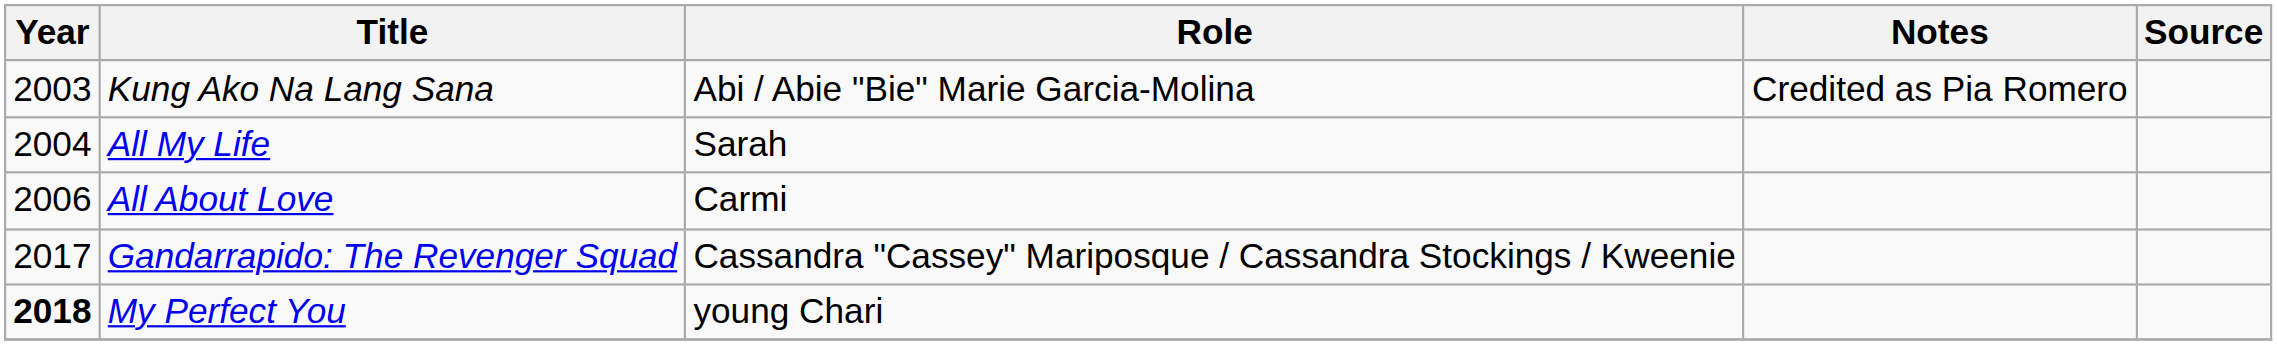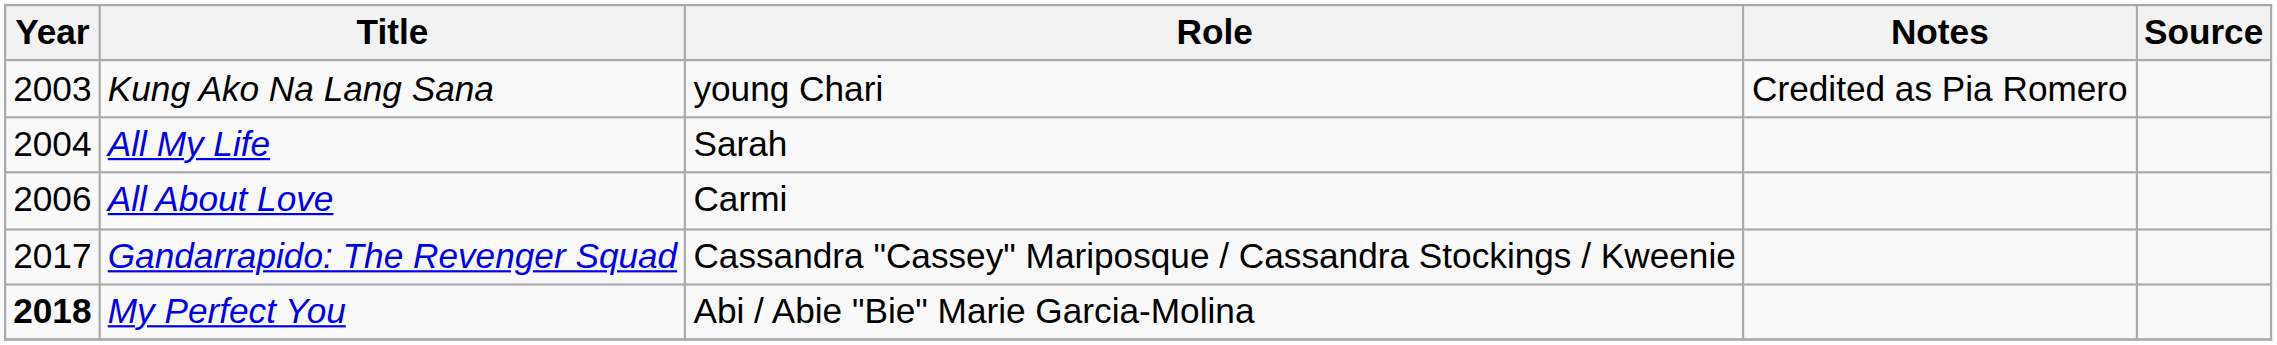(974, 88) Abi / Abie "Bie" Marie Garcia-Molina -> (788, 88) young Chari
(788, 311) young Chari -> (974, 311) Abi / Abie "Bie" Marie Garcia-Molina
